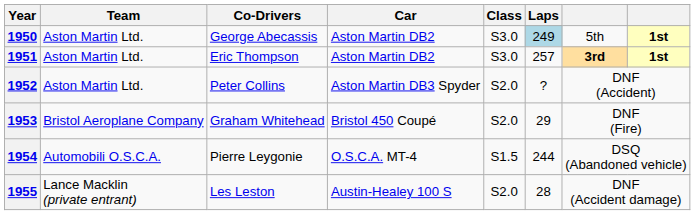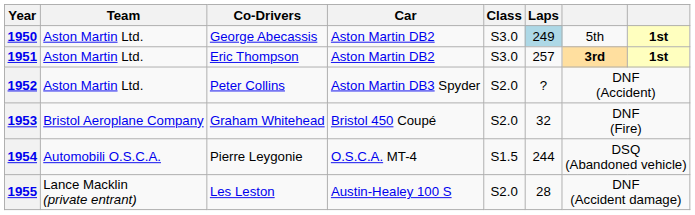(543, 121) 29 -> (543, 121) 32
